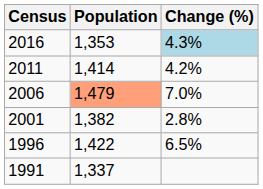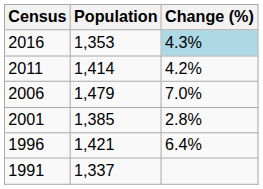(94, 94) lightsalmon background -> (94, 94) no background
(94, 119) 1,382 -> (94, 119) 1,385
(94, 145) 1,422 -> (94, 145) 1,421
(183, 145) 6.5% -> (183, 145) 6.4%
